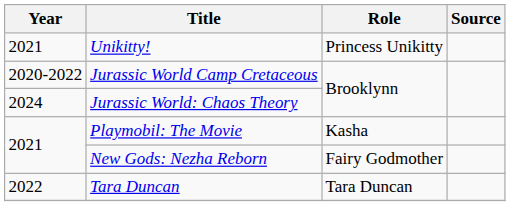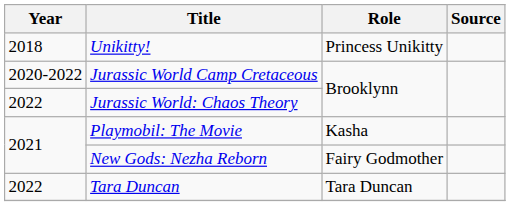(26, 46) 2021 -> (26, 46) 2018
(26, 102) 2024 -> (26, 102) 2022
